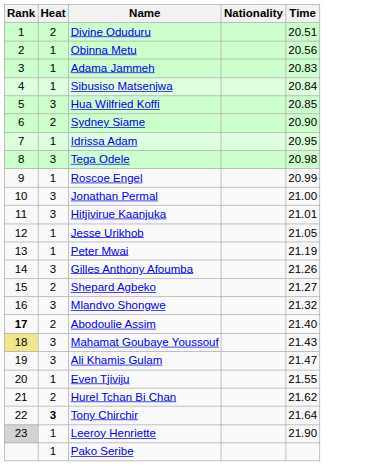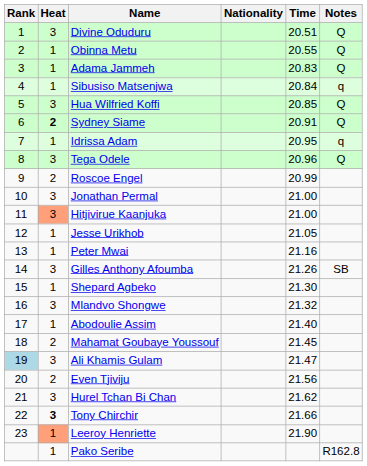+ column: (341, 13)
(53, 31) 2 -> (53, 31) 3
(303, 50) 20.56 -> (303, 50) 20.55
(53, 123) normal -> (53, 123) bold
(303, 123) 20.90 -> (303, 123) 20.91
(303, 159) 20.98 -> (303, 159) 20.96
(53, 178) 1 -> (53, 178) 2
(53, 214) no background -> (53, 214) lightsalmon background
(303, 214) 21.01 -> (303, 214) 21.00
(303, 251) 21.19 -> (303, 251) 21.16
(53, 287) 2 -> (53, 287) 1
(303, 287) 21.27 -> (303, 287) 21.30
(21, 324) bold -> (21, 324) normal
(53, 324) 2 -> (53, 324) 1
(21, 342) khaki background -> (21, 342) no background
(53, 342) 3 -> (53, 342) 2
(303, 342) 21.43 -> (303, 342) 21.45
(21, 360) no background -> (21, 360) lightblue background
(53, 379) 1 -> (53, 379) 2
(303, 379) 21.55 -> (303, 379) 21.56
(53, 397) 2 -> (53, 397) 3
(303, 415) 21.64 -> (303, 415) 21.66
(21, 433) lightgrey background -> (21, 433) no background
(53, 433) no background -> (53, 433) lightsalmon background
